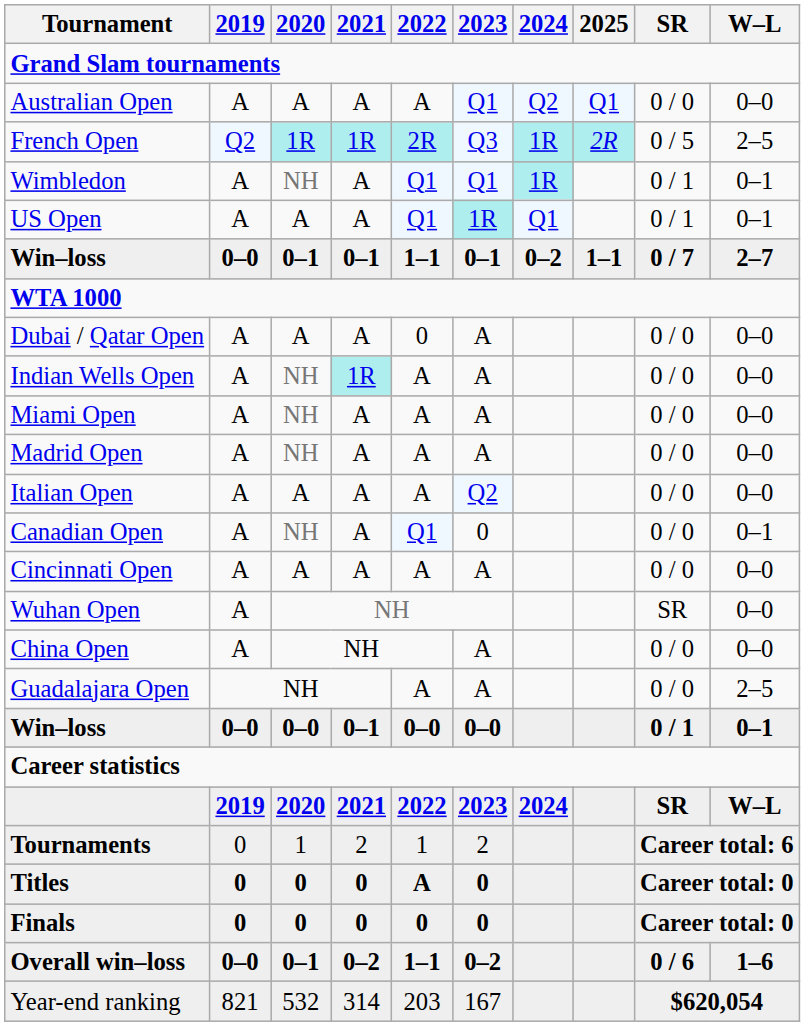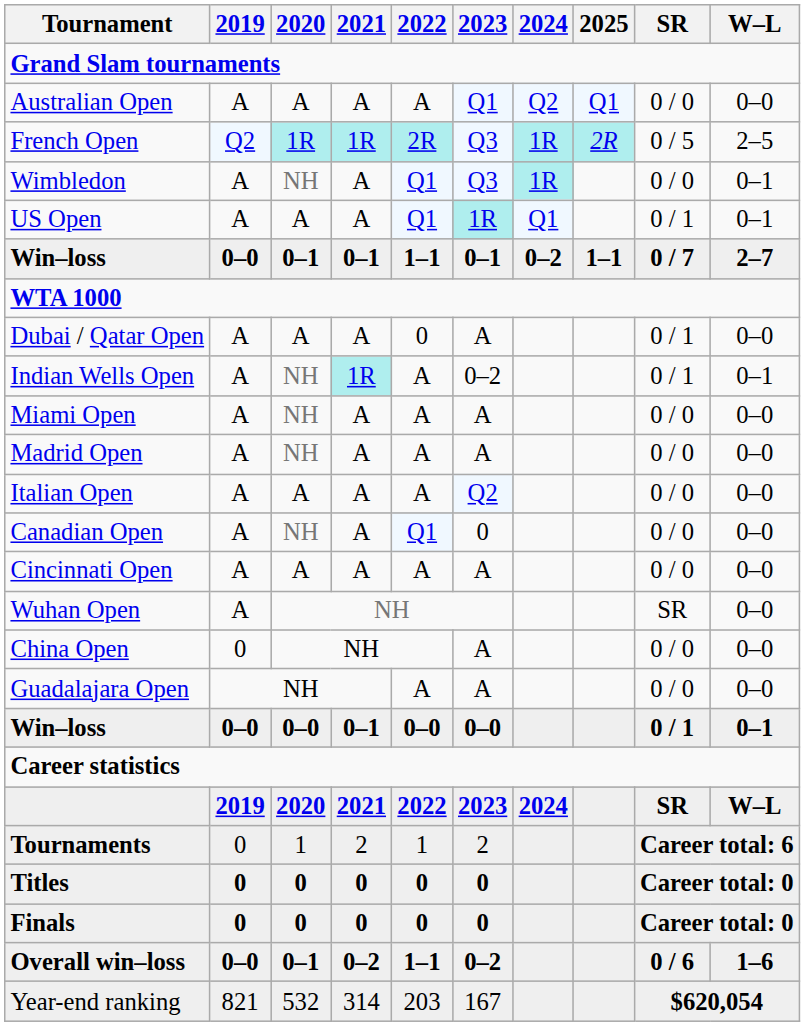(483, 180) Q1 -> (483, 180) Q3
(672, 180) 0 / 1 -> (672, 180) 0 / 0
(672, 336) 0 / 0 -> (672, 336) 0 / 1
(483, 375) A -> (483, 375) 0–2
(672, 375) 0 / 0 -> (672, 375) 0 / 1
(755, 375) 0–0 -> (755, 375) 0–1
(755, 532) 0–1 -> (755, 532) 0–0
(240, 649) A -> (240, 649) 0
(755, 688) 2–5 -> (755, 688) 0–0
(422, 883) A -> (422, 883) 0
